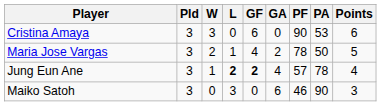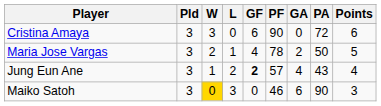columns swapped: (278, 14) <-> (300, 14)
(322, 33) 53 -> (322, 33) 72
(233, 71) bold -> (233, 71) normal
(322, 71) 78 -> (322, 71) 43
(212, 91) no background -> (212, 91) gold background
